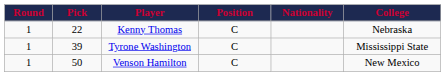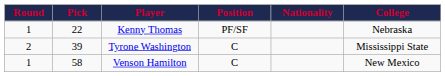(235, 29) C -> (235, 29) PF/SF
(29, 46) 1 -> (29, 46) 2
(77, 63) 50 -> (77, 63) 58
